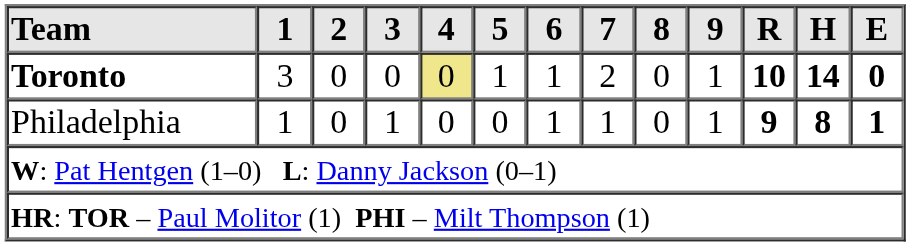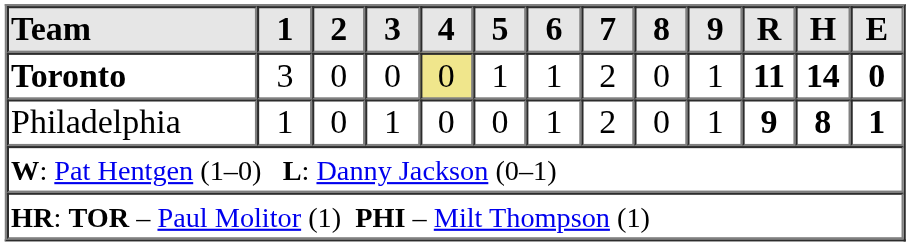(769, 75) 10 -> (769, 75) 11
(608, 122) 1 -> (608, 122) 2
